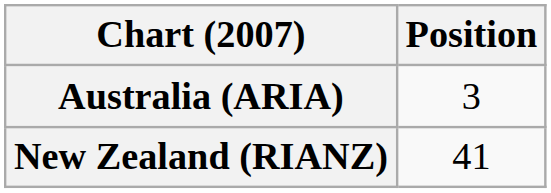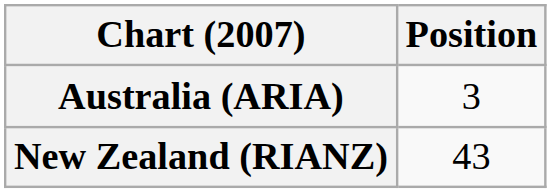(471, 156) 41 -> (471, 156) 43
